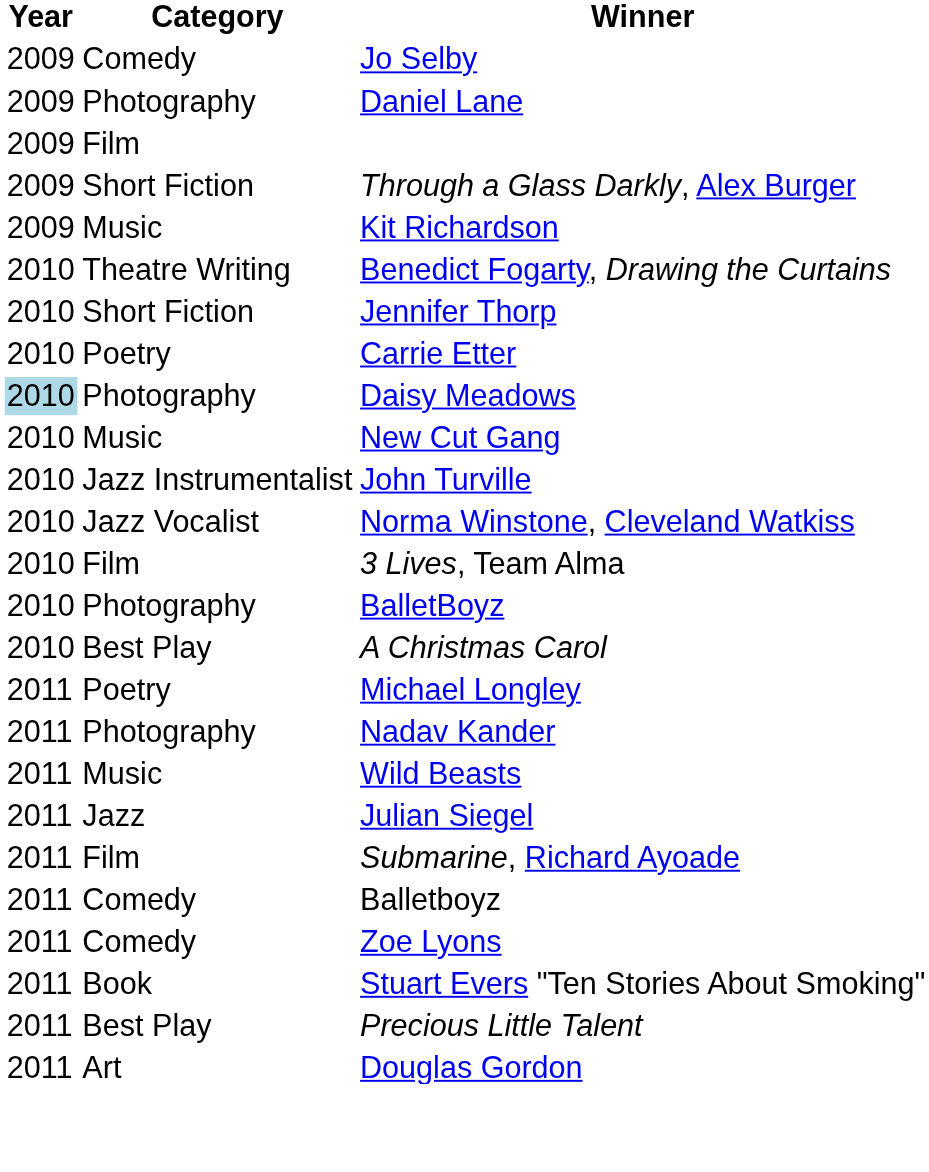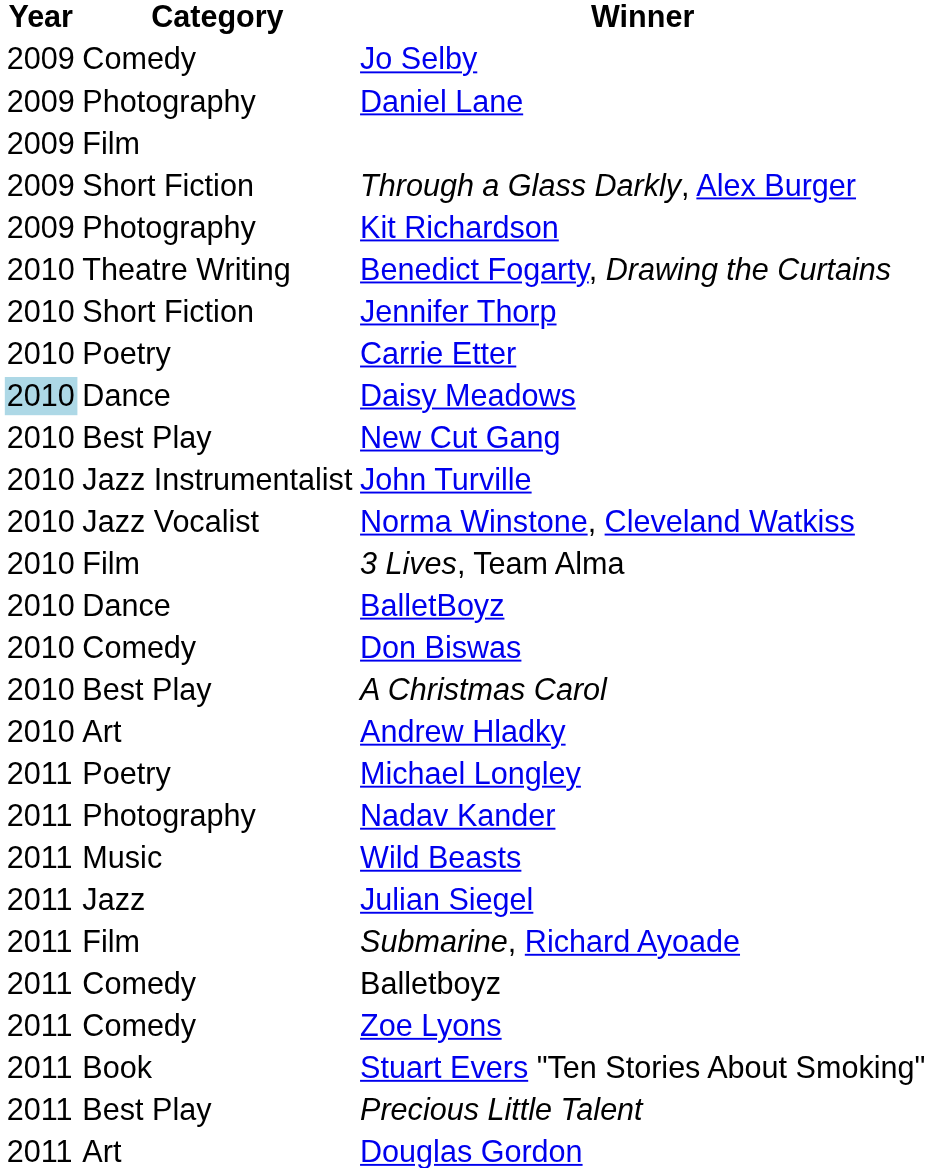(122, 227) Music -> (169, 227) Photography
(169, 395) Photography -> (127, 395) Dance
(122, 437) Music -> (147, 437) Best Play
(169, 605) Photography -> (127, 605) Dance
+ row: (441, 647)
+ row: (463, 731)
